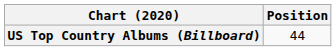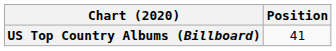(297, 36) 44 -> (297, 36) 41
